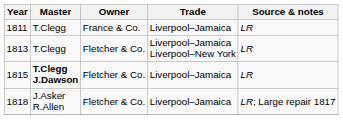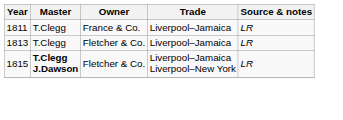(193, 48) Liverpool–Jamaica Liverpool–New York -> (190, 43) Liverpool–Jamaica
(190, 75) Liverpool–Jamaica -> (193, 64) Liverpool–Jamaica Liverpool–New York
- row: (17, 101)
